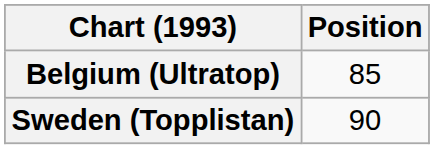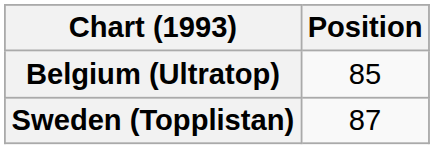(365, 119) 90 -> (365, 119) 87
